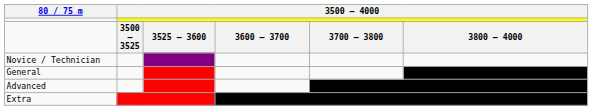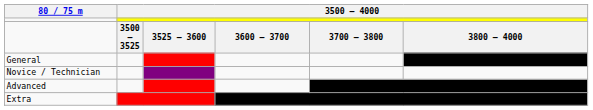rows swapped: (53, 60) <-> (24, 73)
